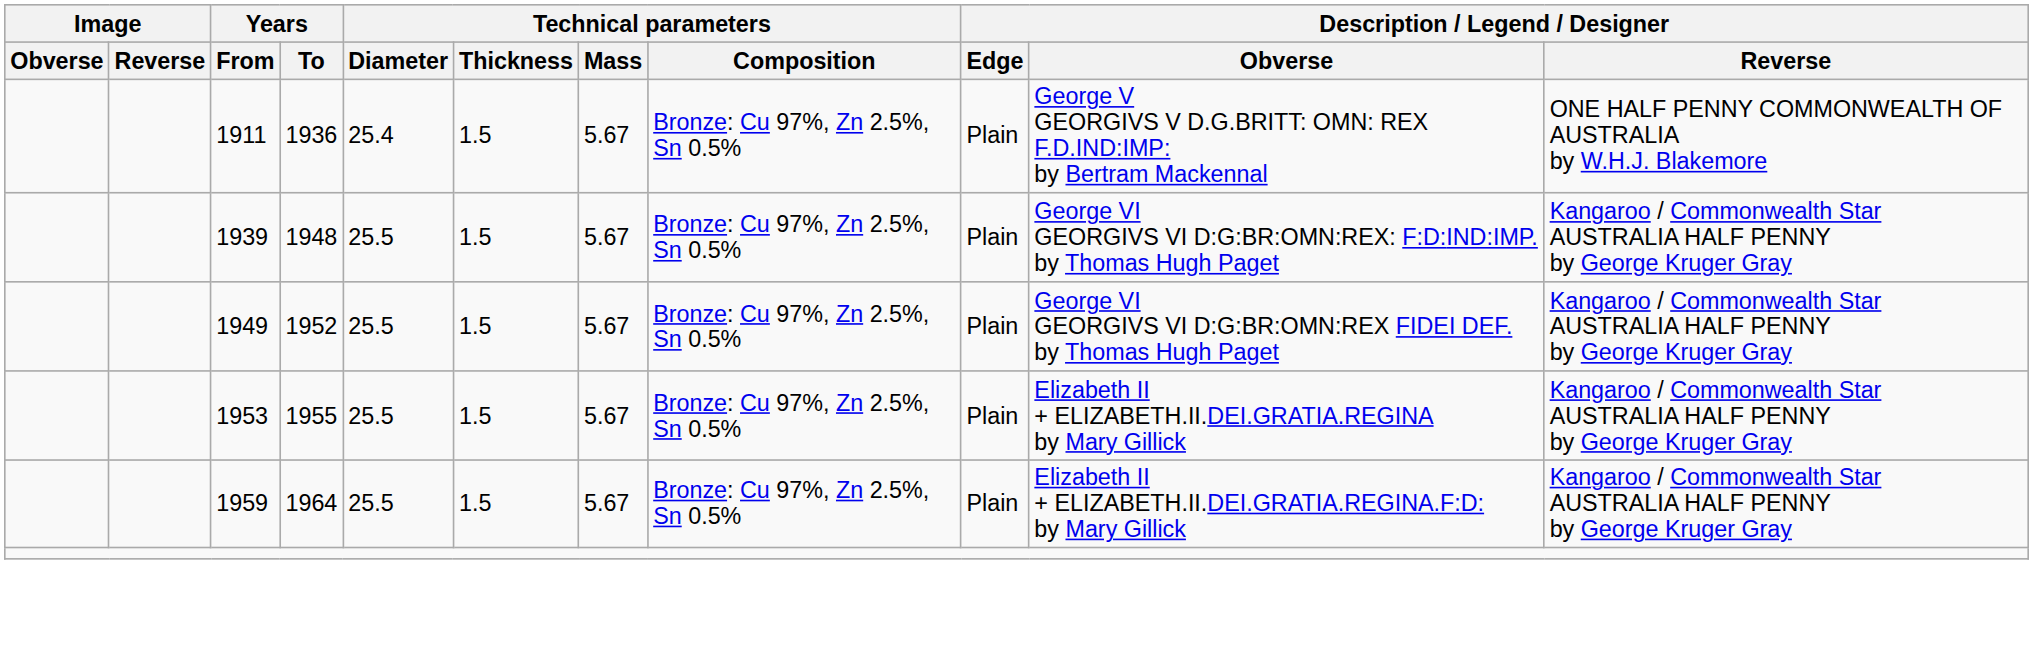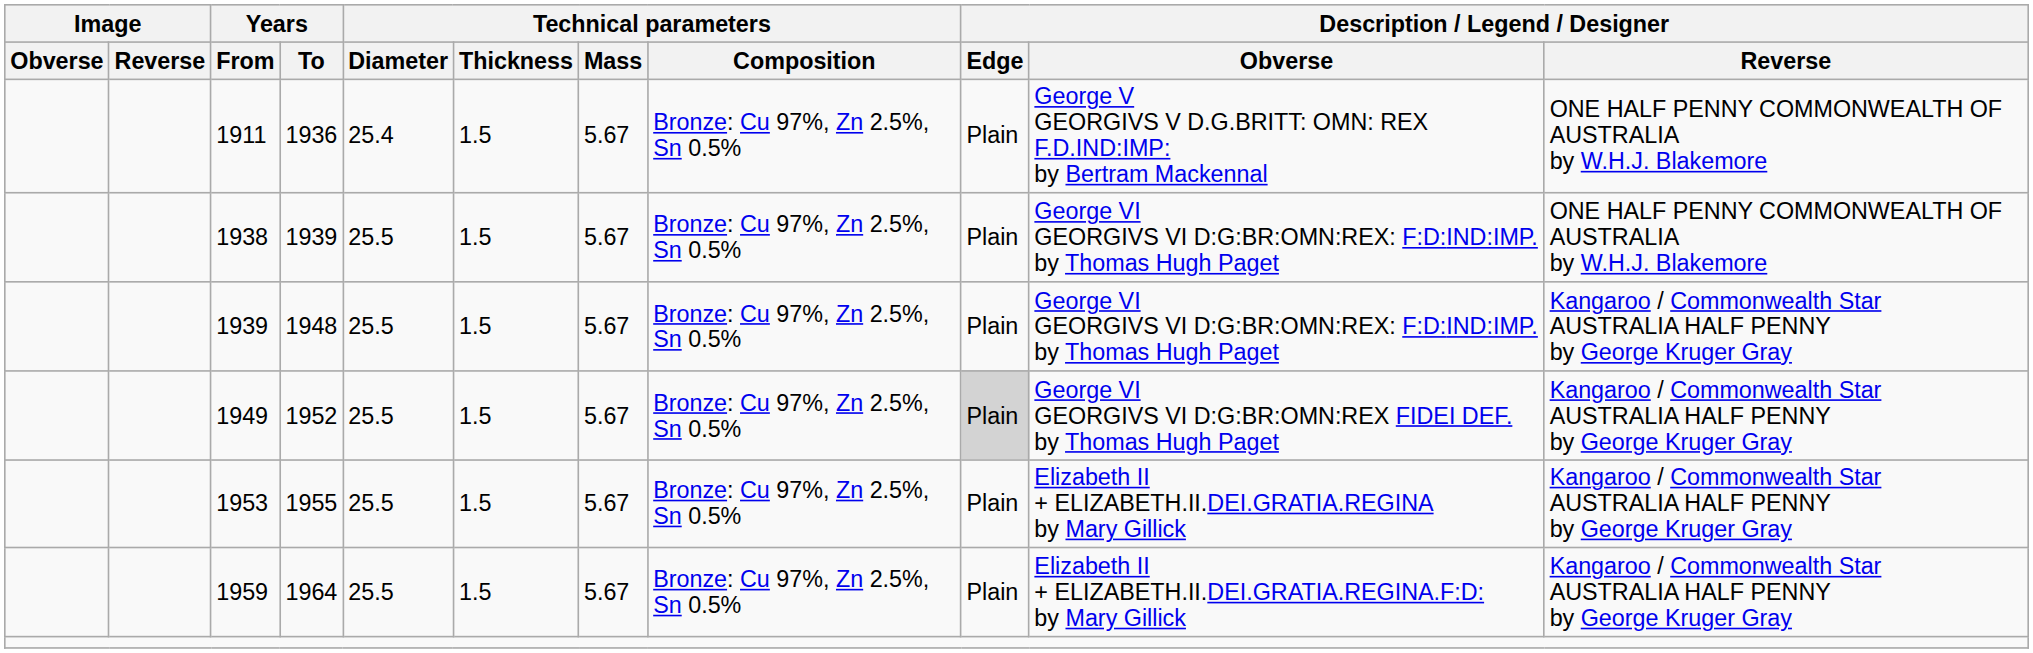+ row: (242, 238)
(992, 327) no background -> (992, 415) lightgrey background
